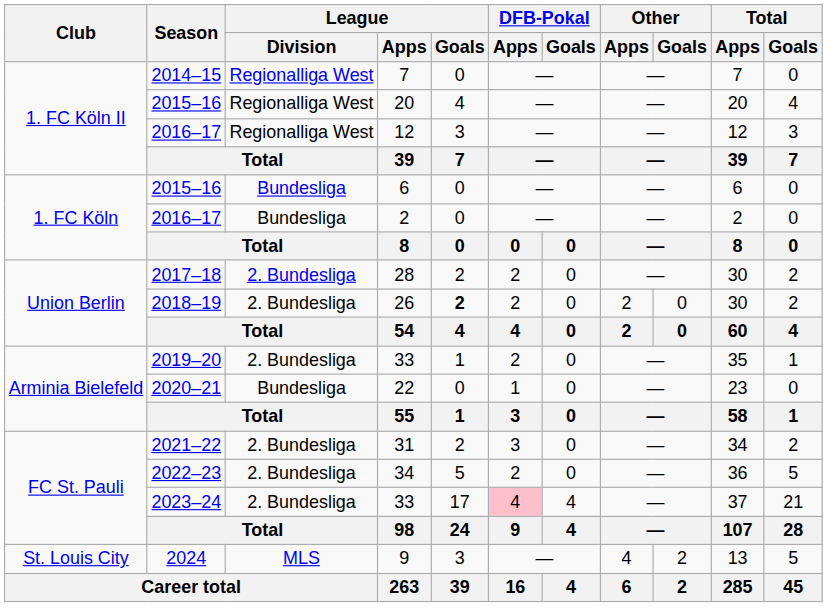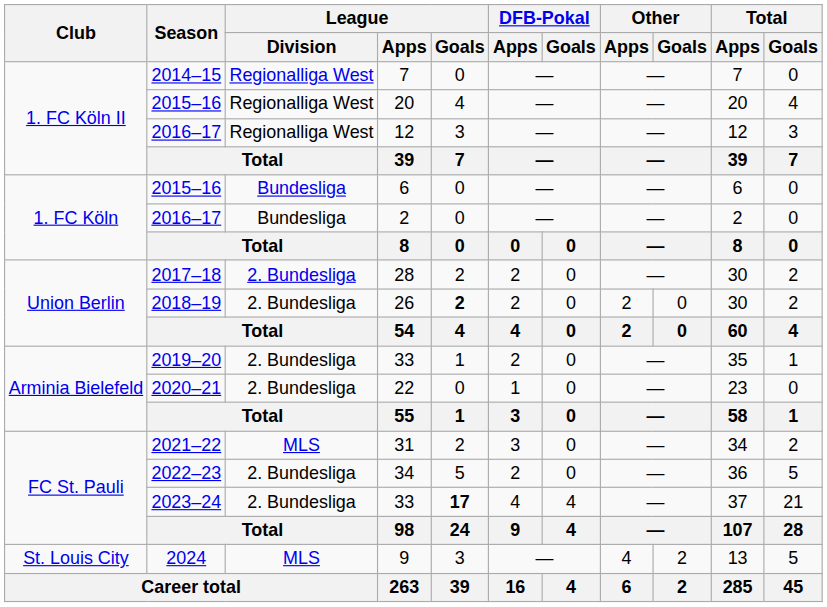(302, 388) Bundesliga -> (301, 388) 2. Bundesliga
(301, 445) 2. Bundesliga -> (302, 445) MLS
(460, 501) normal -> (460, 501) bold
(515, 501) pink background -> (515, 501) no background
